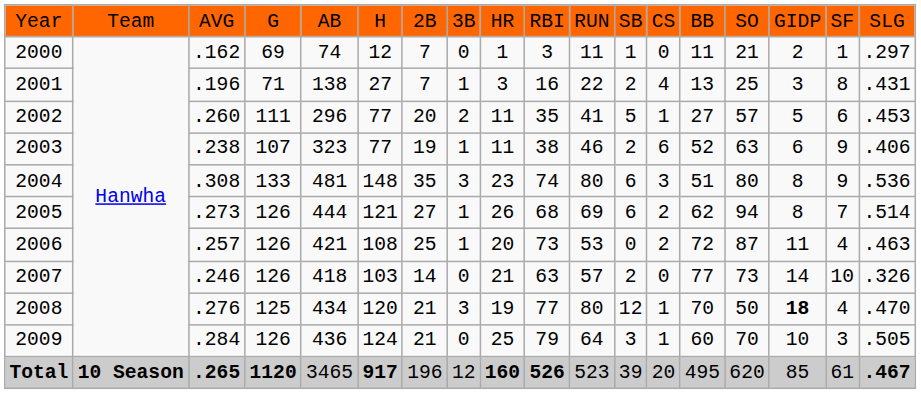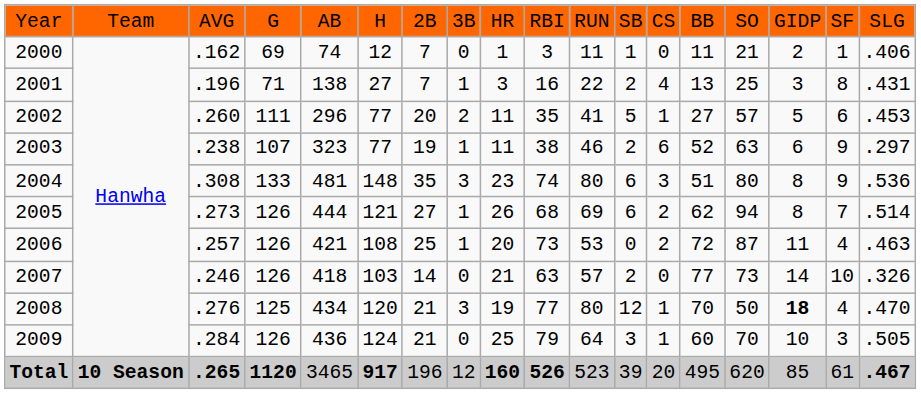(887, 53) .297 -> (887, 53) .406
(887, 149) .406 -> (887, 149) .297
